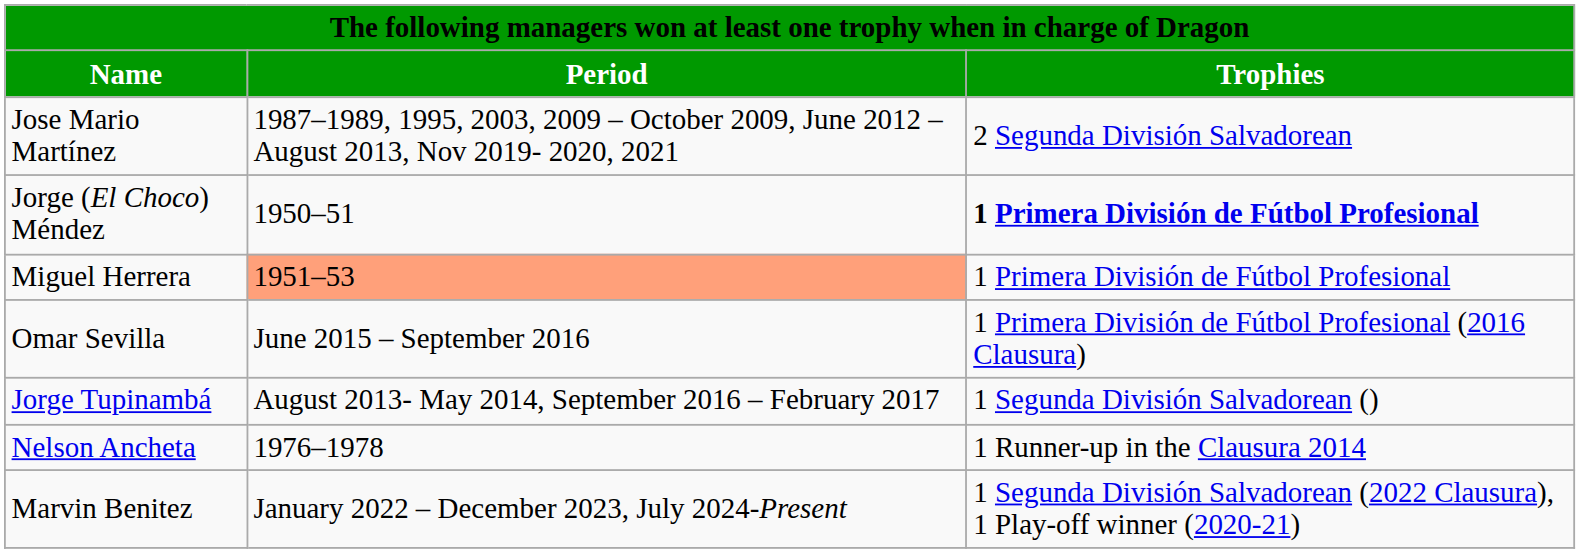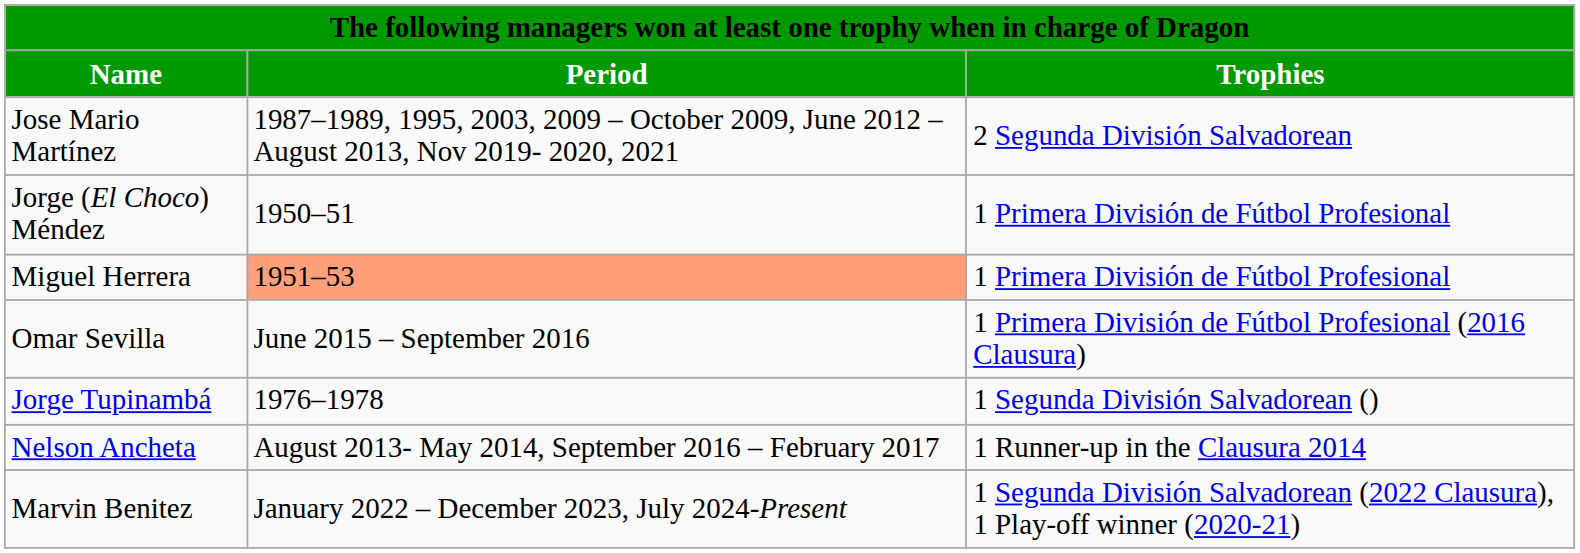(1226, 214) bold -> (1212, 214) normal
(596, 400) August 2013- May 2014, September 2016 – February 2017 -> (319, 400) 1976–1978
(319, 446) 1976–1978 -> (596, 446) August 2013- May 2014, September 2016 – February 2017
